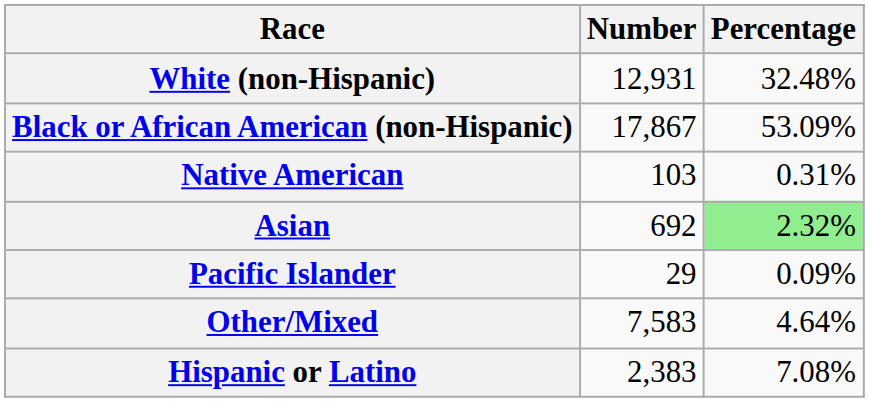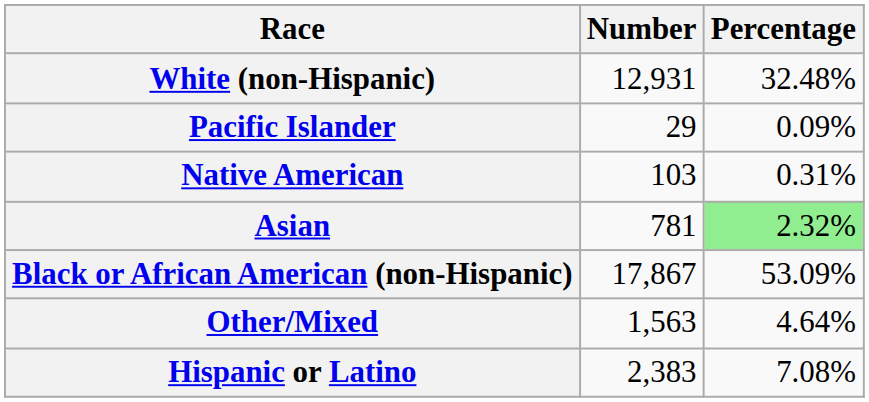rows swapped: (292, 126) <-> (292, 273)
(673, 224) 692 -> (673, 224) 781
(662, 322) 7,583 -> (662, 322) 1,563
